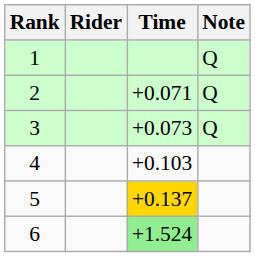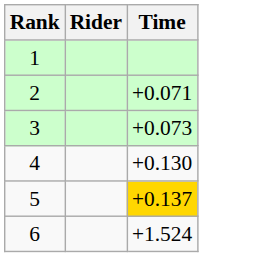- column: (224, 22)
(162, 163) +0.103 -> (162, 163) +0.130
(162, 234) lightgreen background -> (162, 234) no background
